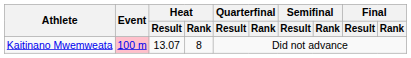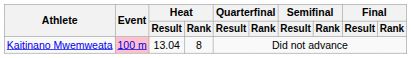(167, 45) 13.07 -> (167, 45) 13.04
